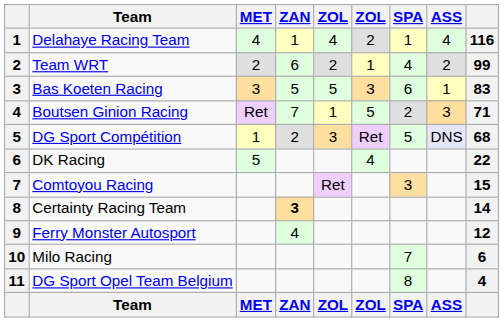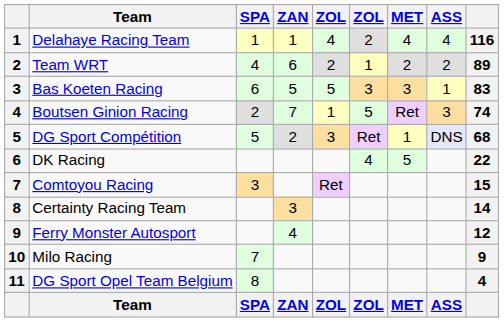columns swapped: (408, 16) <-> (256, 16)
(482, 64) 99 -> (482, 64) 89
(482, 112) 71 -> (482, 112) 74
(295, 208) bold -> (293, 208) normal
(482, 256) 6 -> (482, 256) 9
